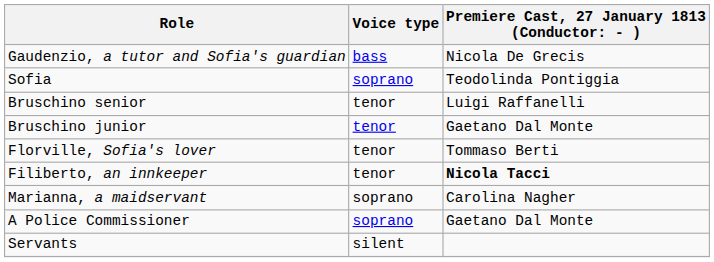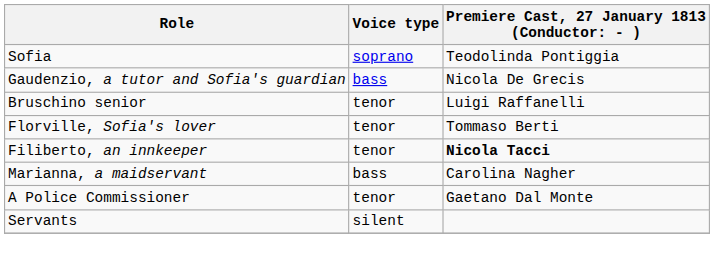rows swapped: (177, 56) <-> (30, 80)
- row: (77, 127)
(383, 198) soprano -> (370, 174) bass
(383, 221) soprano -> (374, 198) tenor
